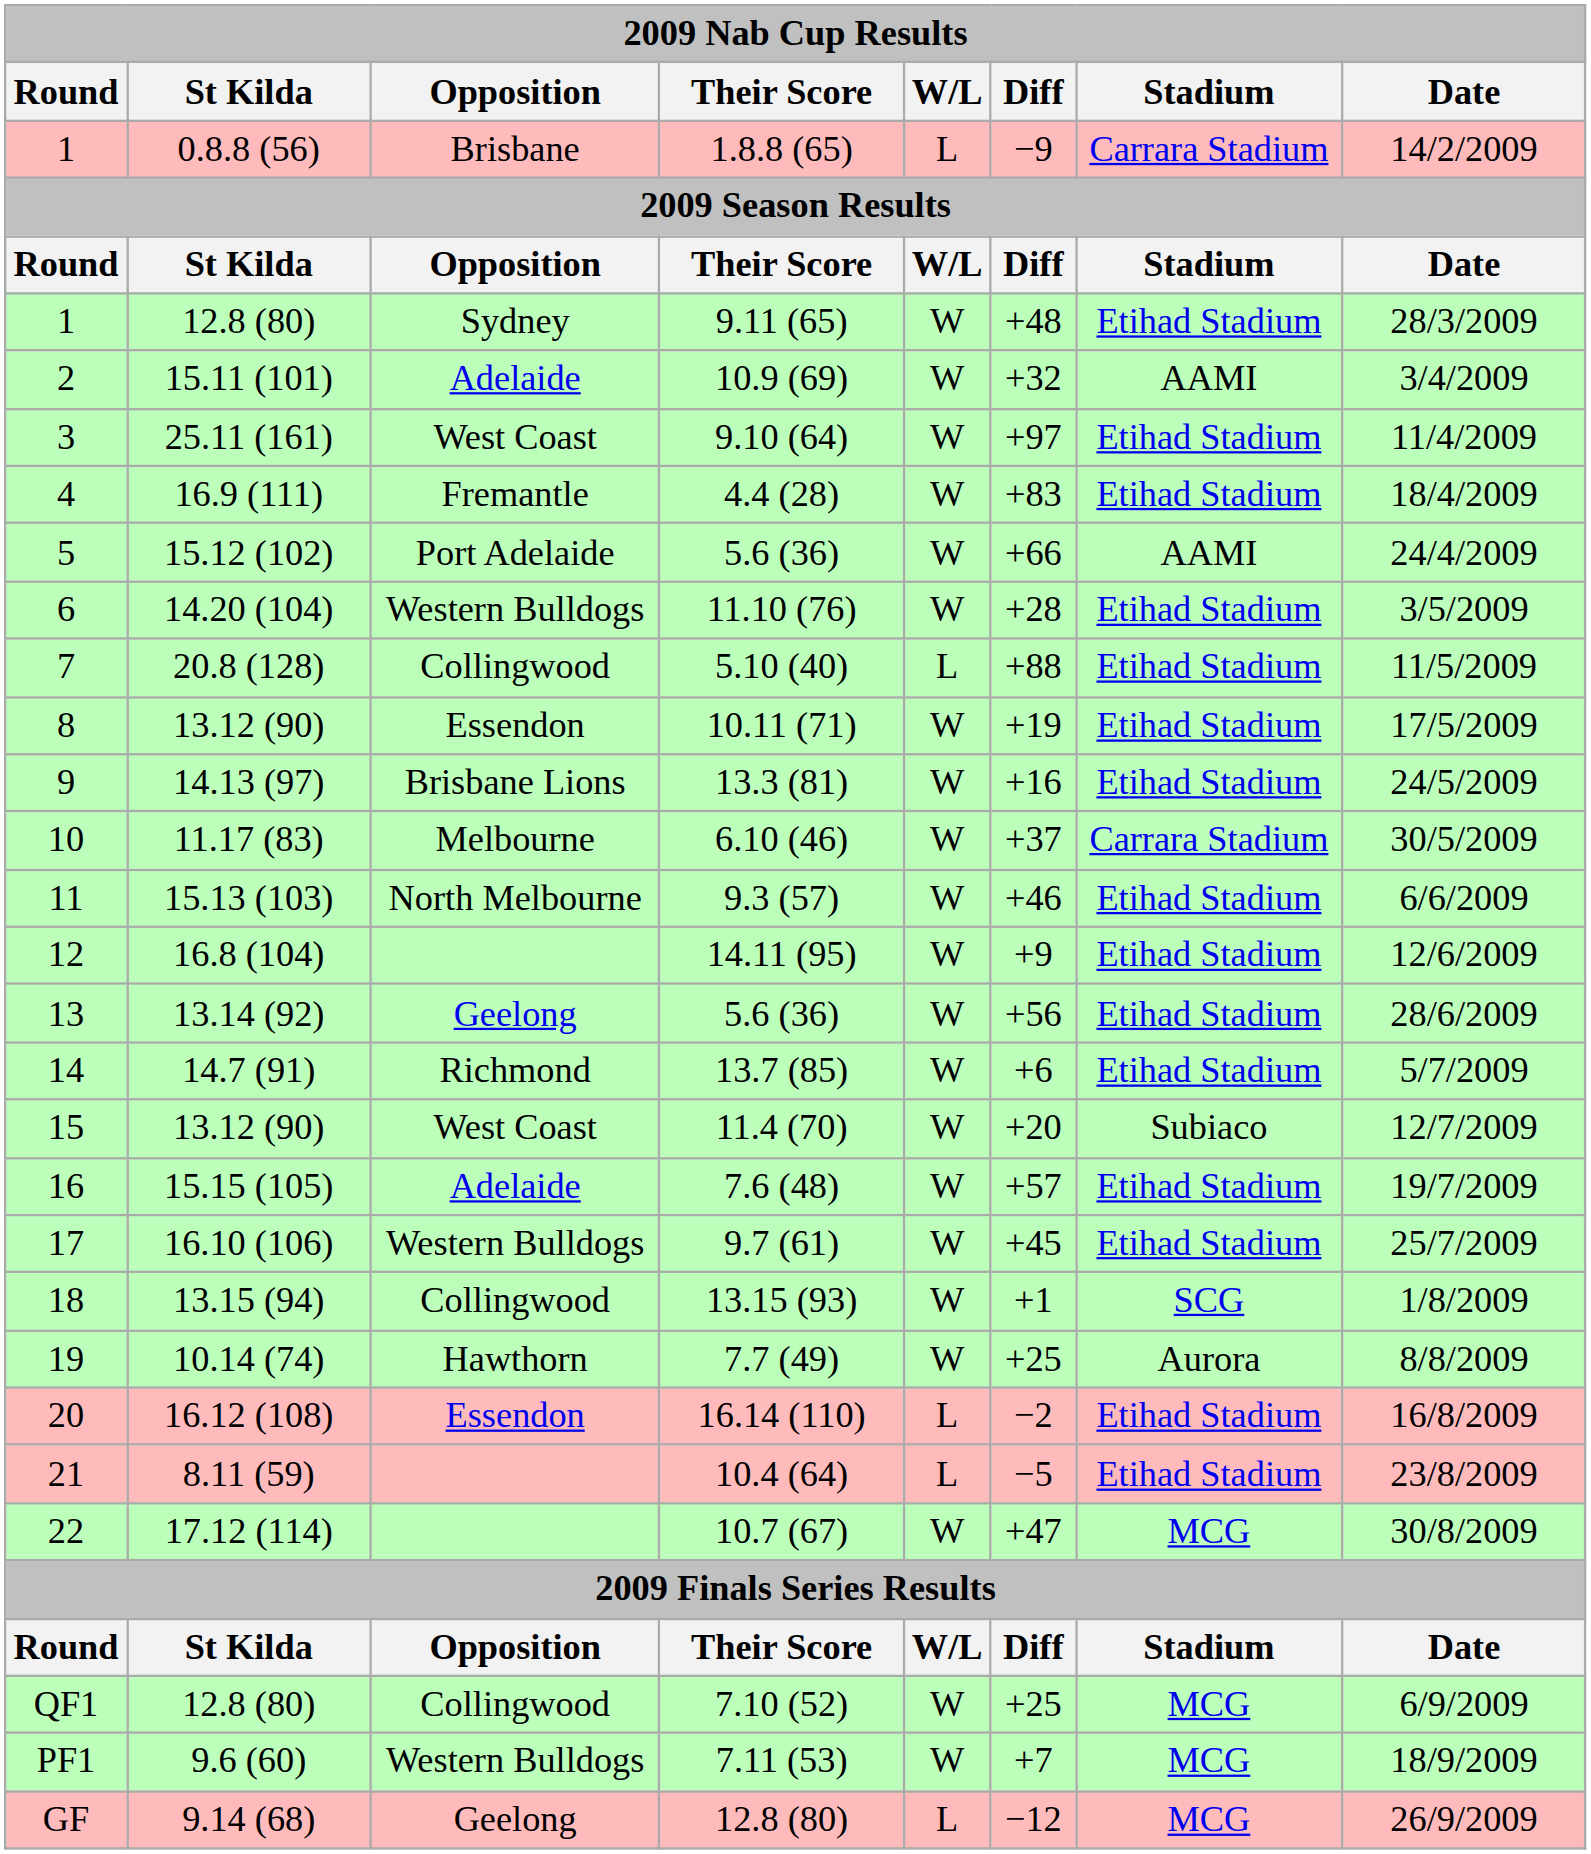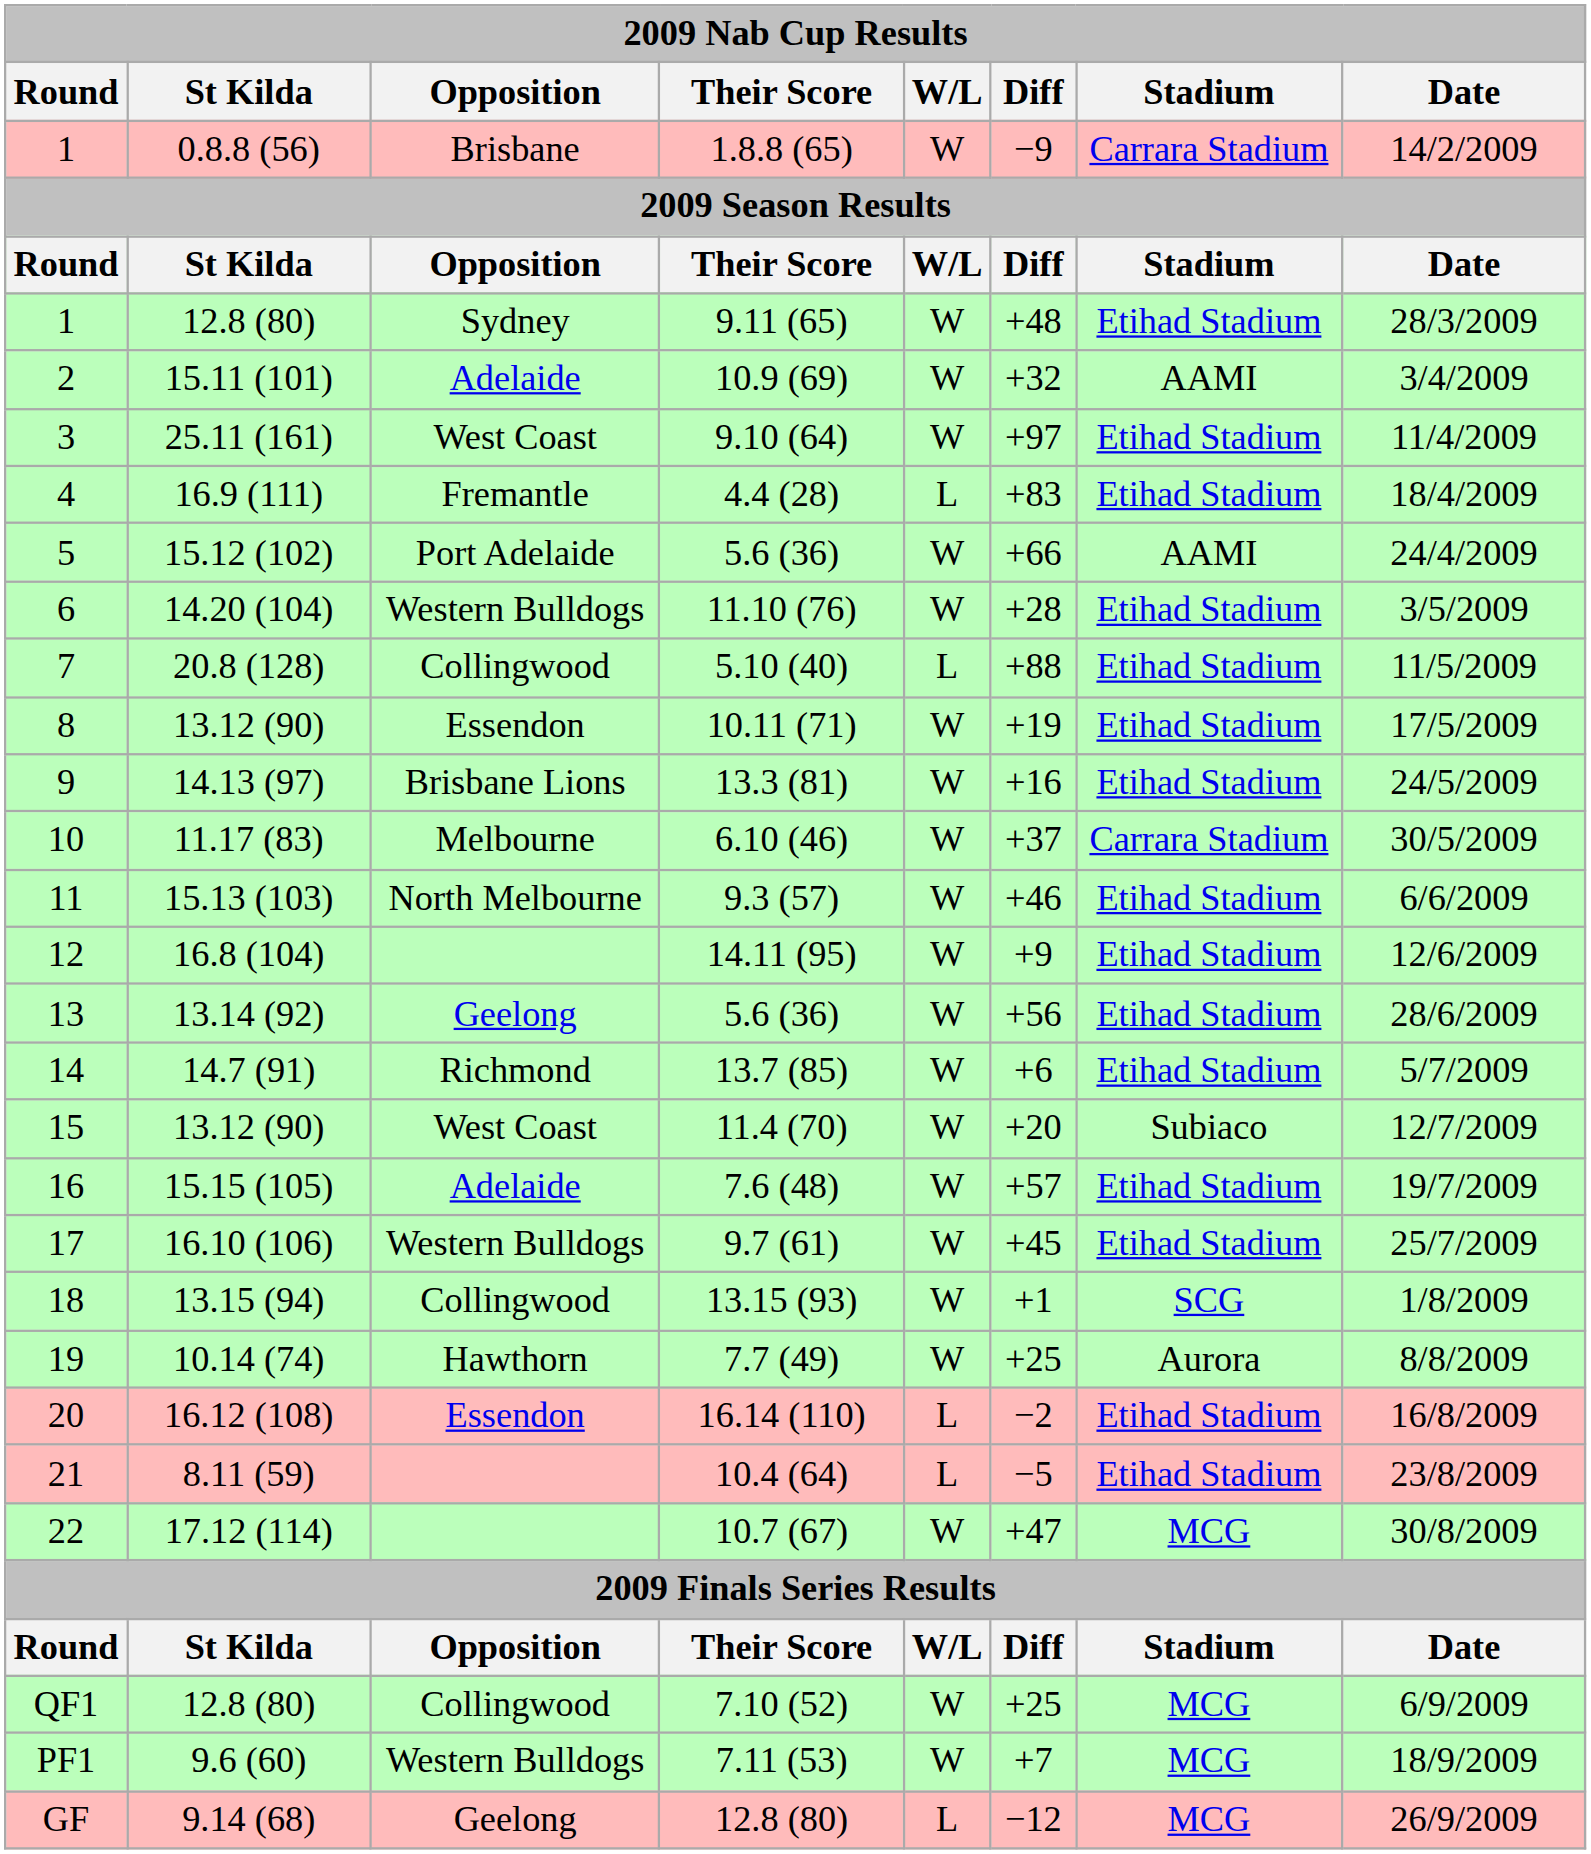(947, 148) L -> (947, 148) W
(947, 494) W -> (947, 494) L
